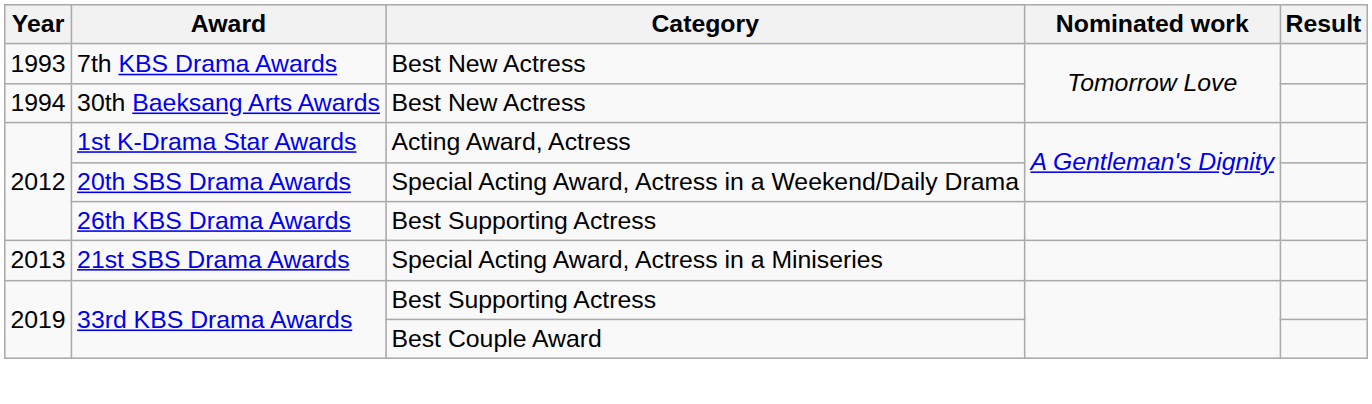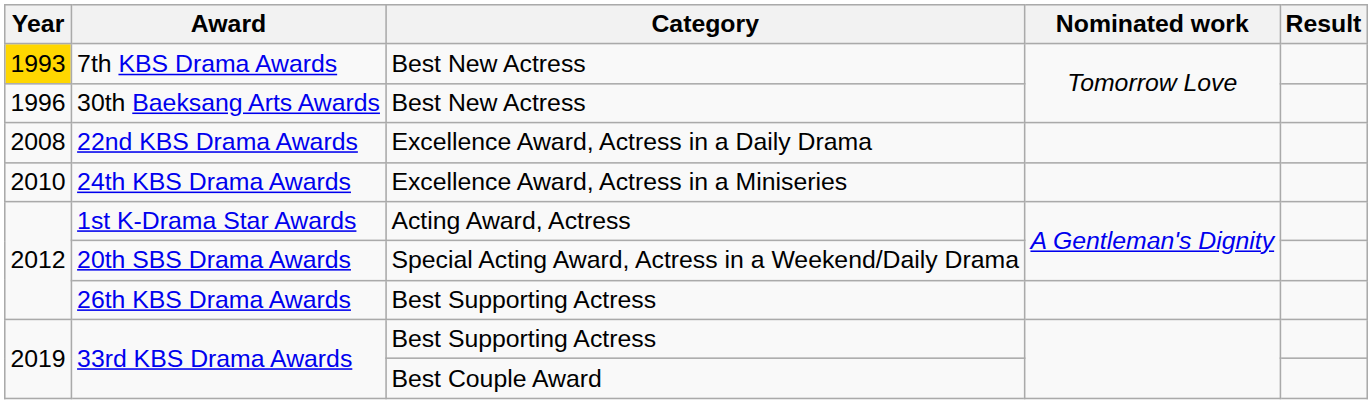(38, 63) no background -> (38, 63) gold background
(38, 102) 1994 -> (38, 102) 1996
+ row: (217, 142)
+ row: (214, 181)
- row: (213, 260)
